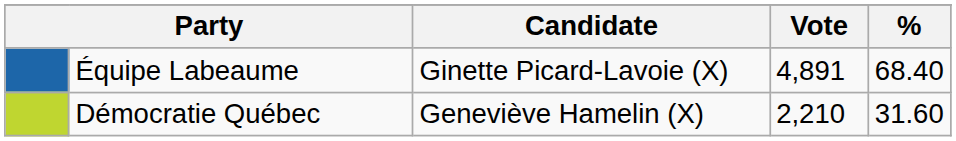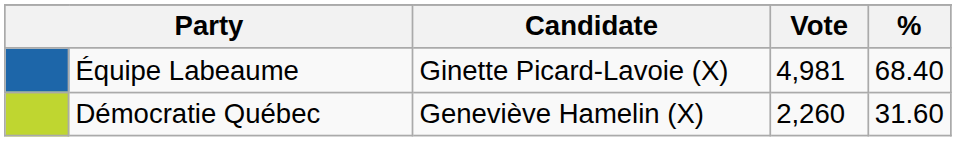(811, 69) 4,891 -> (811, 69) 4,981
(811, 113) 2,210 -> (811, 113) 2,260
